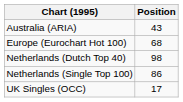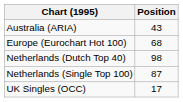(157, 74) 86 -> (157, 74) 87
